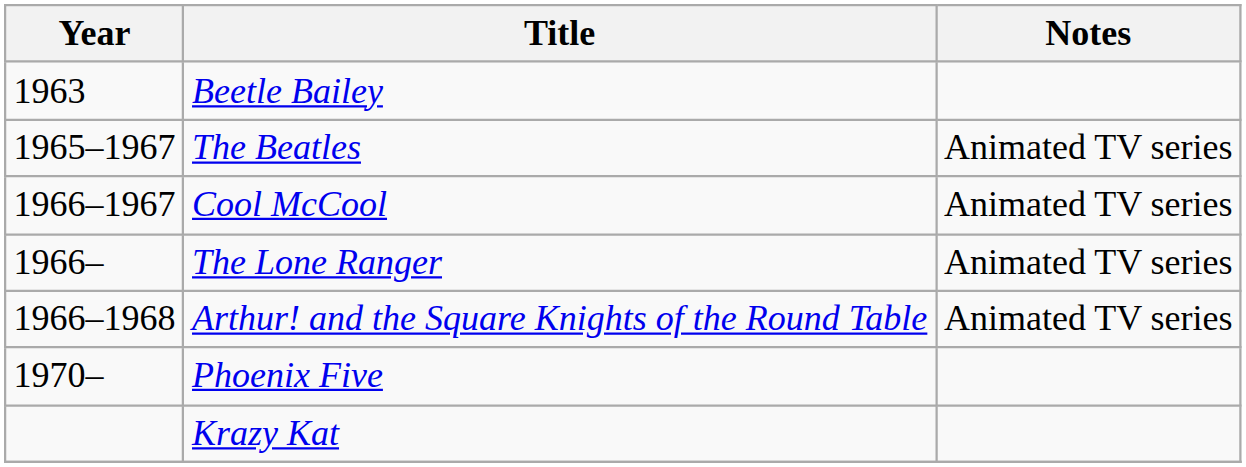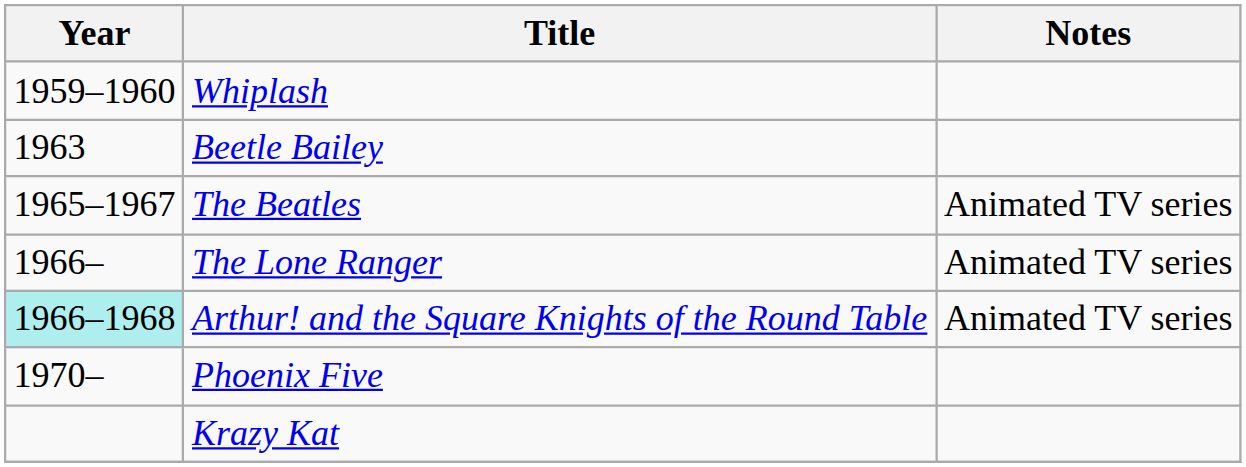+ row: (260, 90)
- row: (290, 204)
(94, 318) no background -> (94, 318) paleturquoise background
